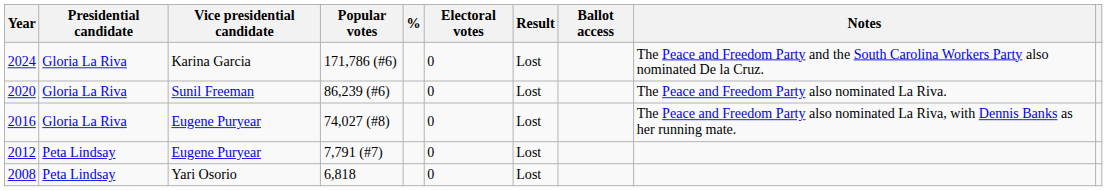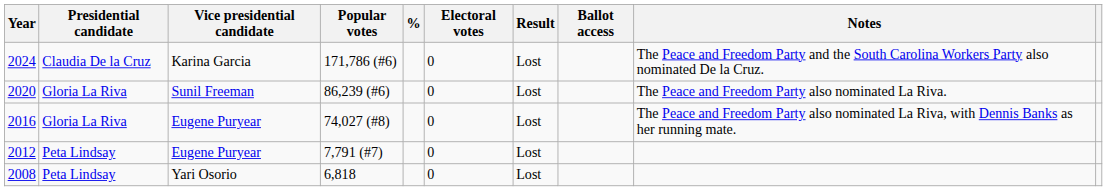(85, 61) Gloria La Riva -> (96, 61) Claudia De la Cruz
